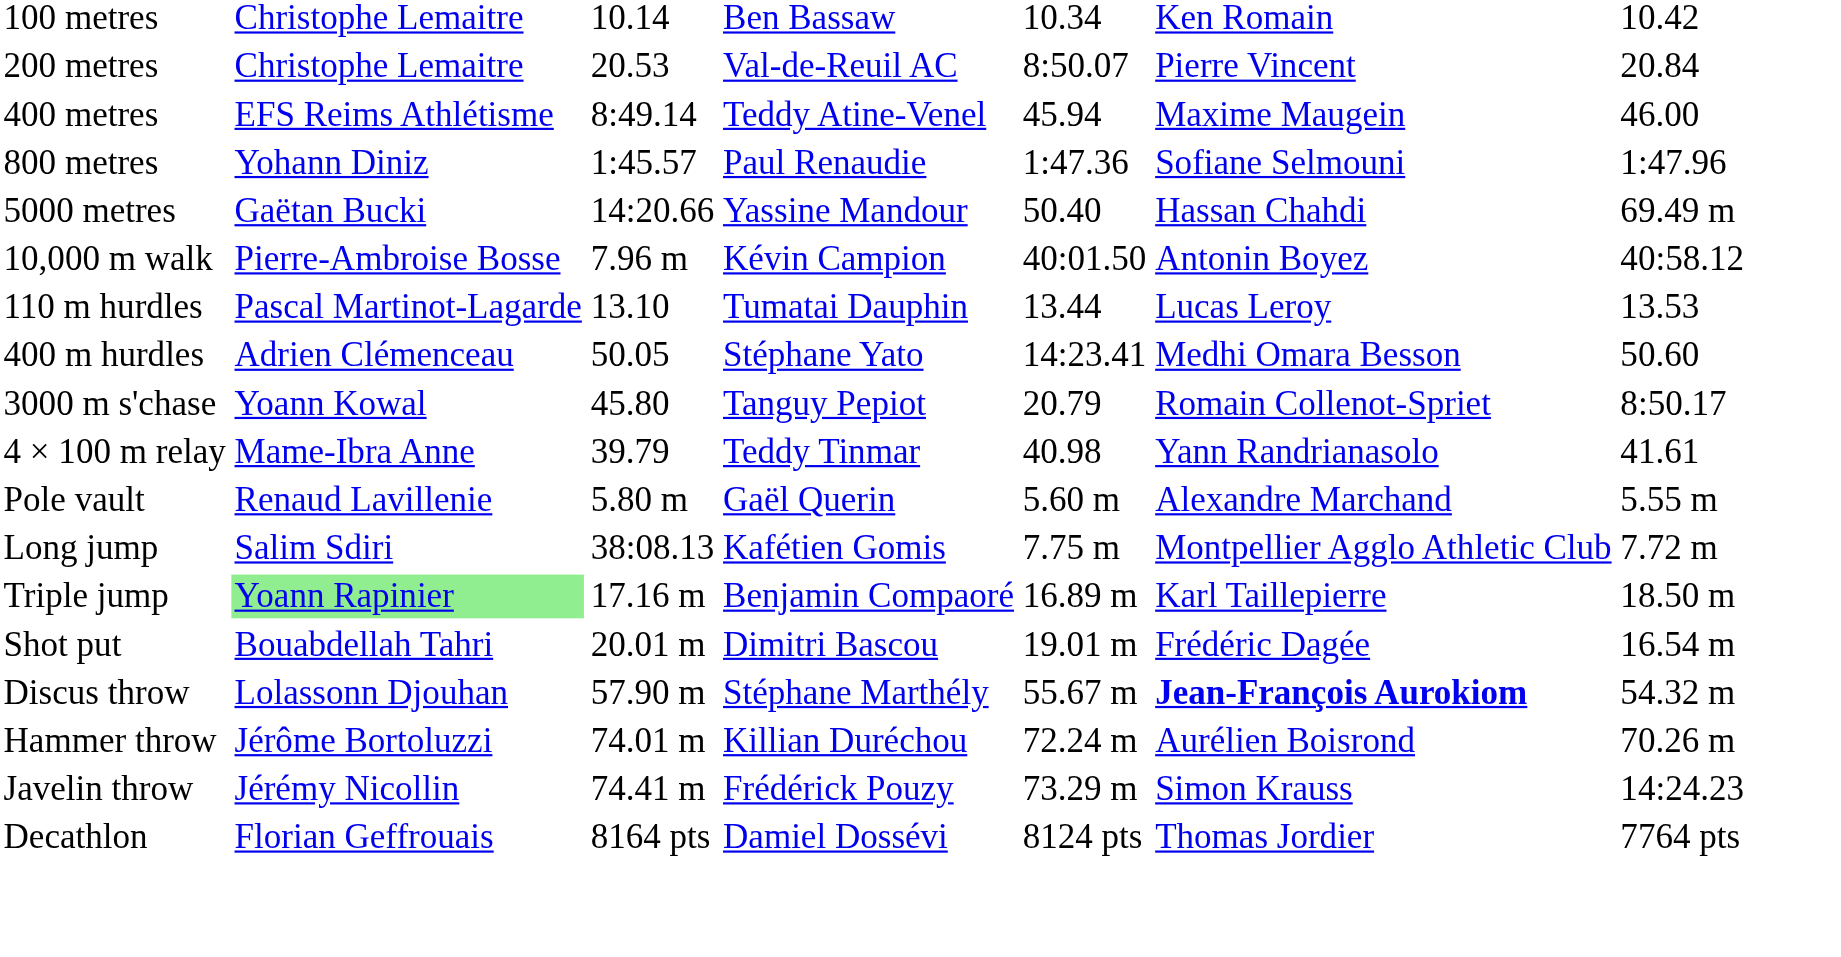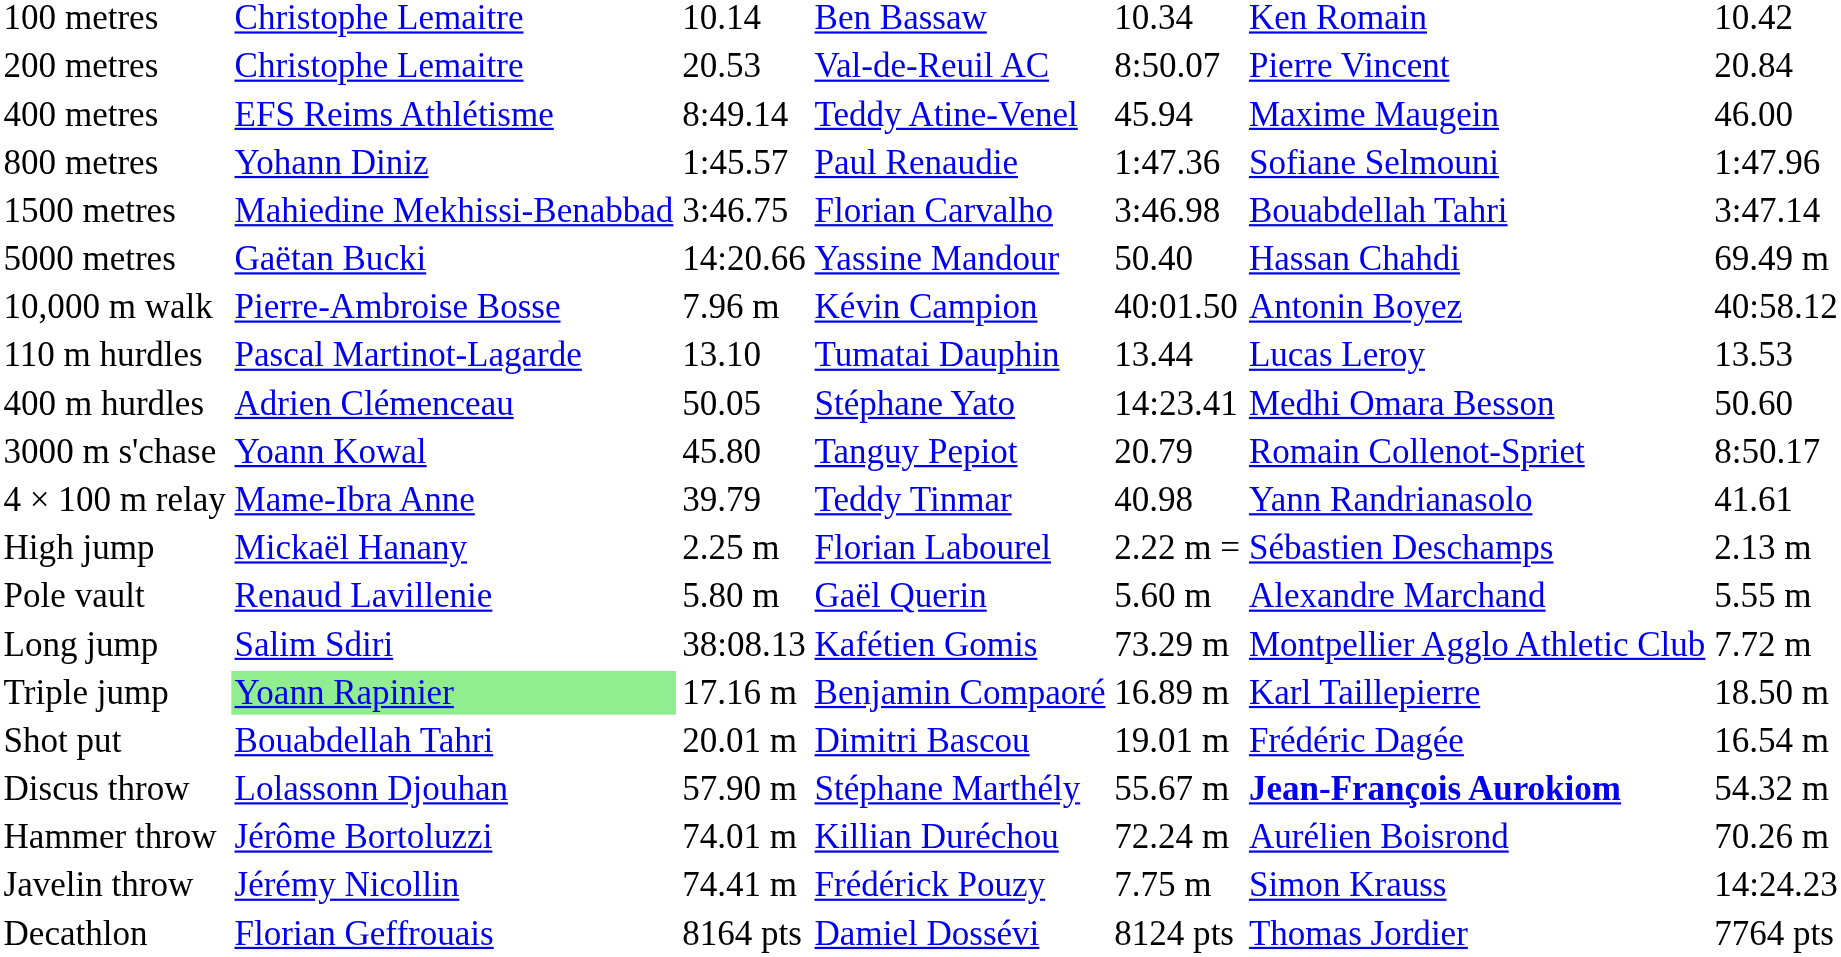+ row: (90, 210)
+ row: (79, 547)
(1071, 547) 7.75 m -> (1172, 644) 73.29 m
(1080, 788) 73.29 m -> (1163, 884) 7.75 m
